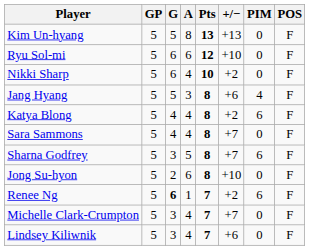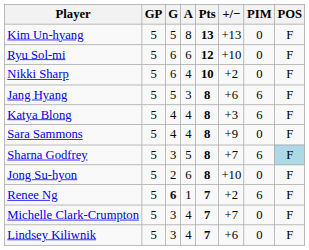(259, 94) 4 -> (259, 94) 6
(231, 114) +2 -> (231, 114) +3
(231, 134) +7 -> (231, 134) +9
(290, 154) no background -> (290, 154) lightblue background
